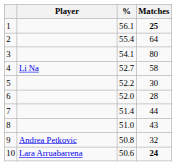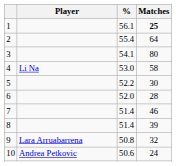(127, 69) 52.7 -> (127, 69) 53.0
(154, 111) 44 -> (154, 111) 46
(127, 126) 51.0 -> (127, 126) 51.4
(154, 126) 43 -> (154, 126) 39
(48, 140) Andrea Petkovic -> (51, 140) Lara Arruabarrena
(51, 154) Lara Arruabarrena -> (48, 154) Andrea Petkovic
(154, 154) bold -> (154, 154) normal
